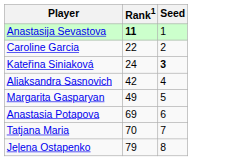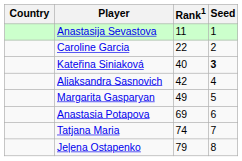+ column: (29, 14)
(131, 32) bold -> (181, 32) normal
(131, 65) 24 -> (181, 65) 40
(131, 131) 70 -> (181, 131) 74
